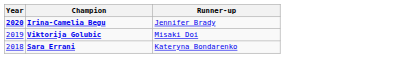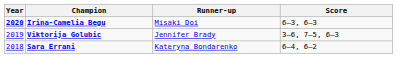+ column: (336, 10)
(185, 22) Jennifer Brady -> (176, 22) Misaki Doi
(176, 34) Misaki Doi -> (185, 34) Jennifer Brady
